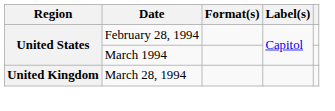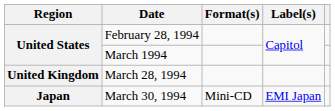+ row: (145, 95)
